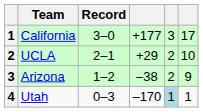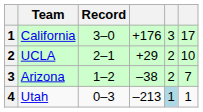(147, 36) +177 -> (147, 36) +176
(188, 77) 9 -> (188, 77) 7
(147, 97) –170 -> (147, 97) –213
